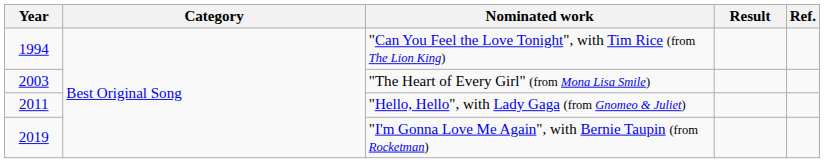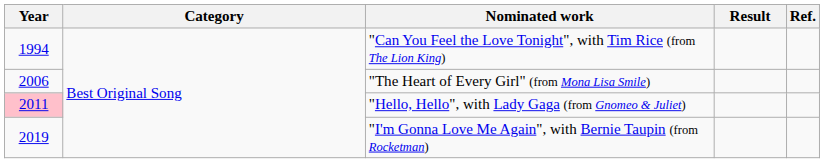(34, 81) 2003 -> (34, 81) 2006
(34, 104) no background -> (34, 104) pink background
